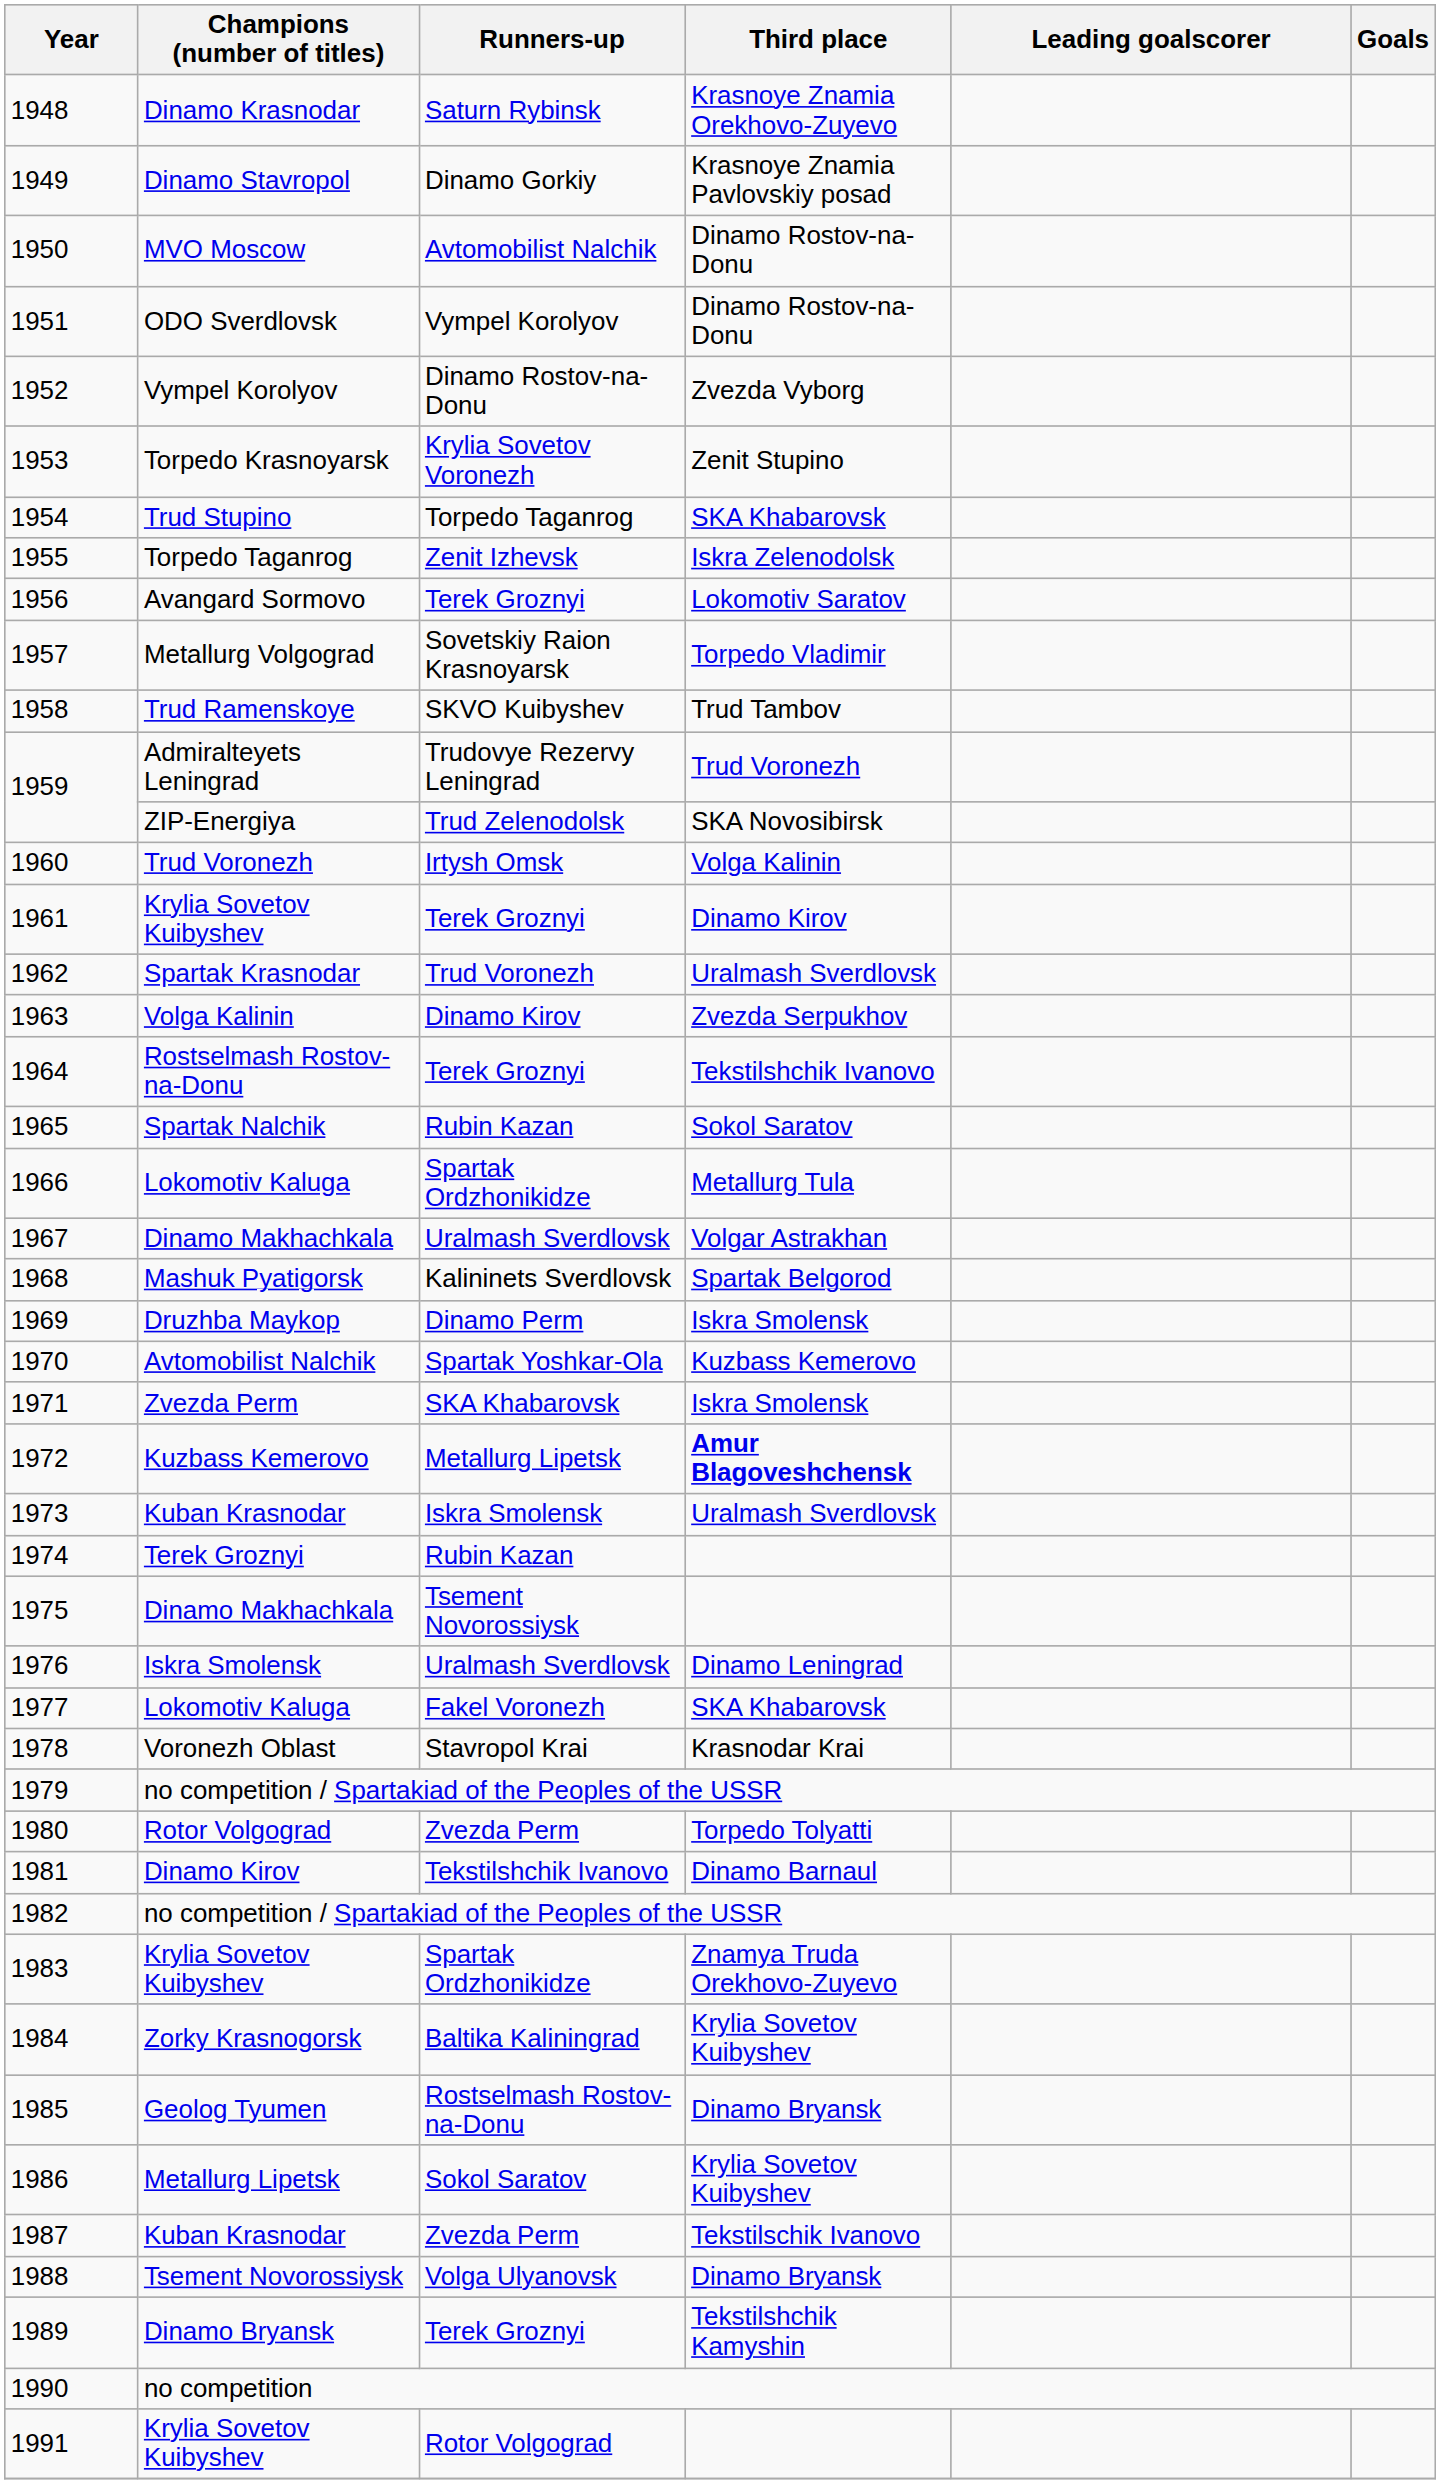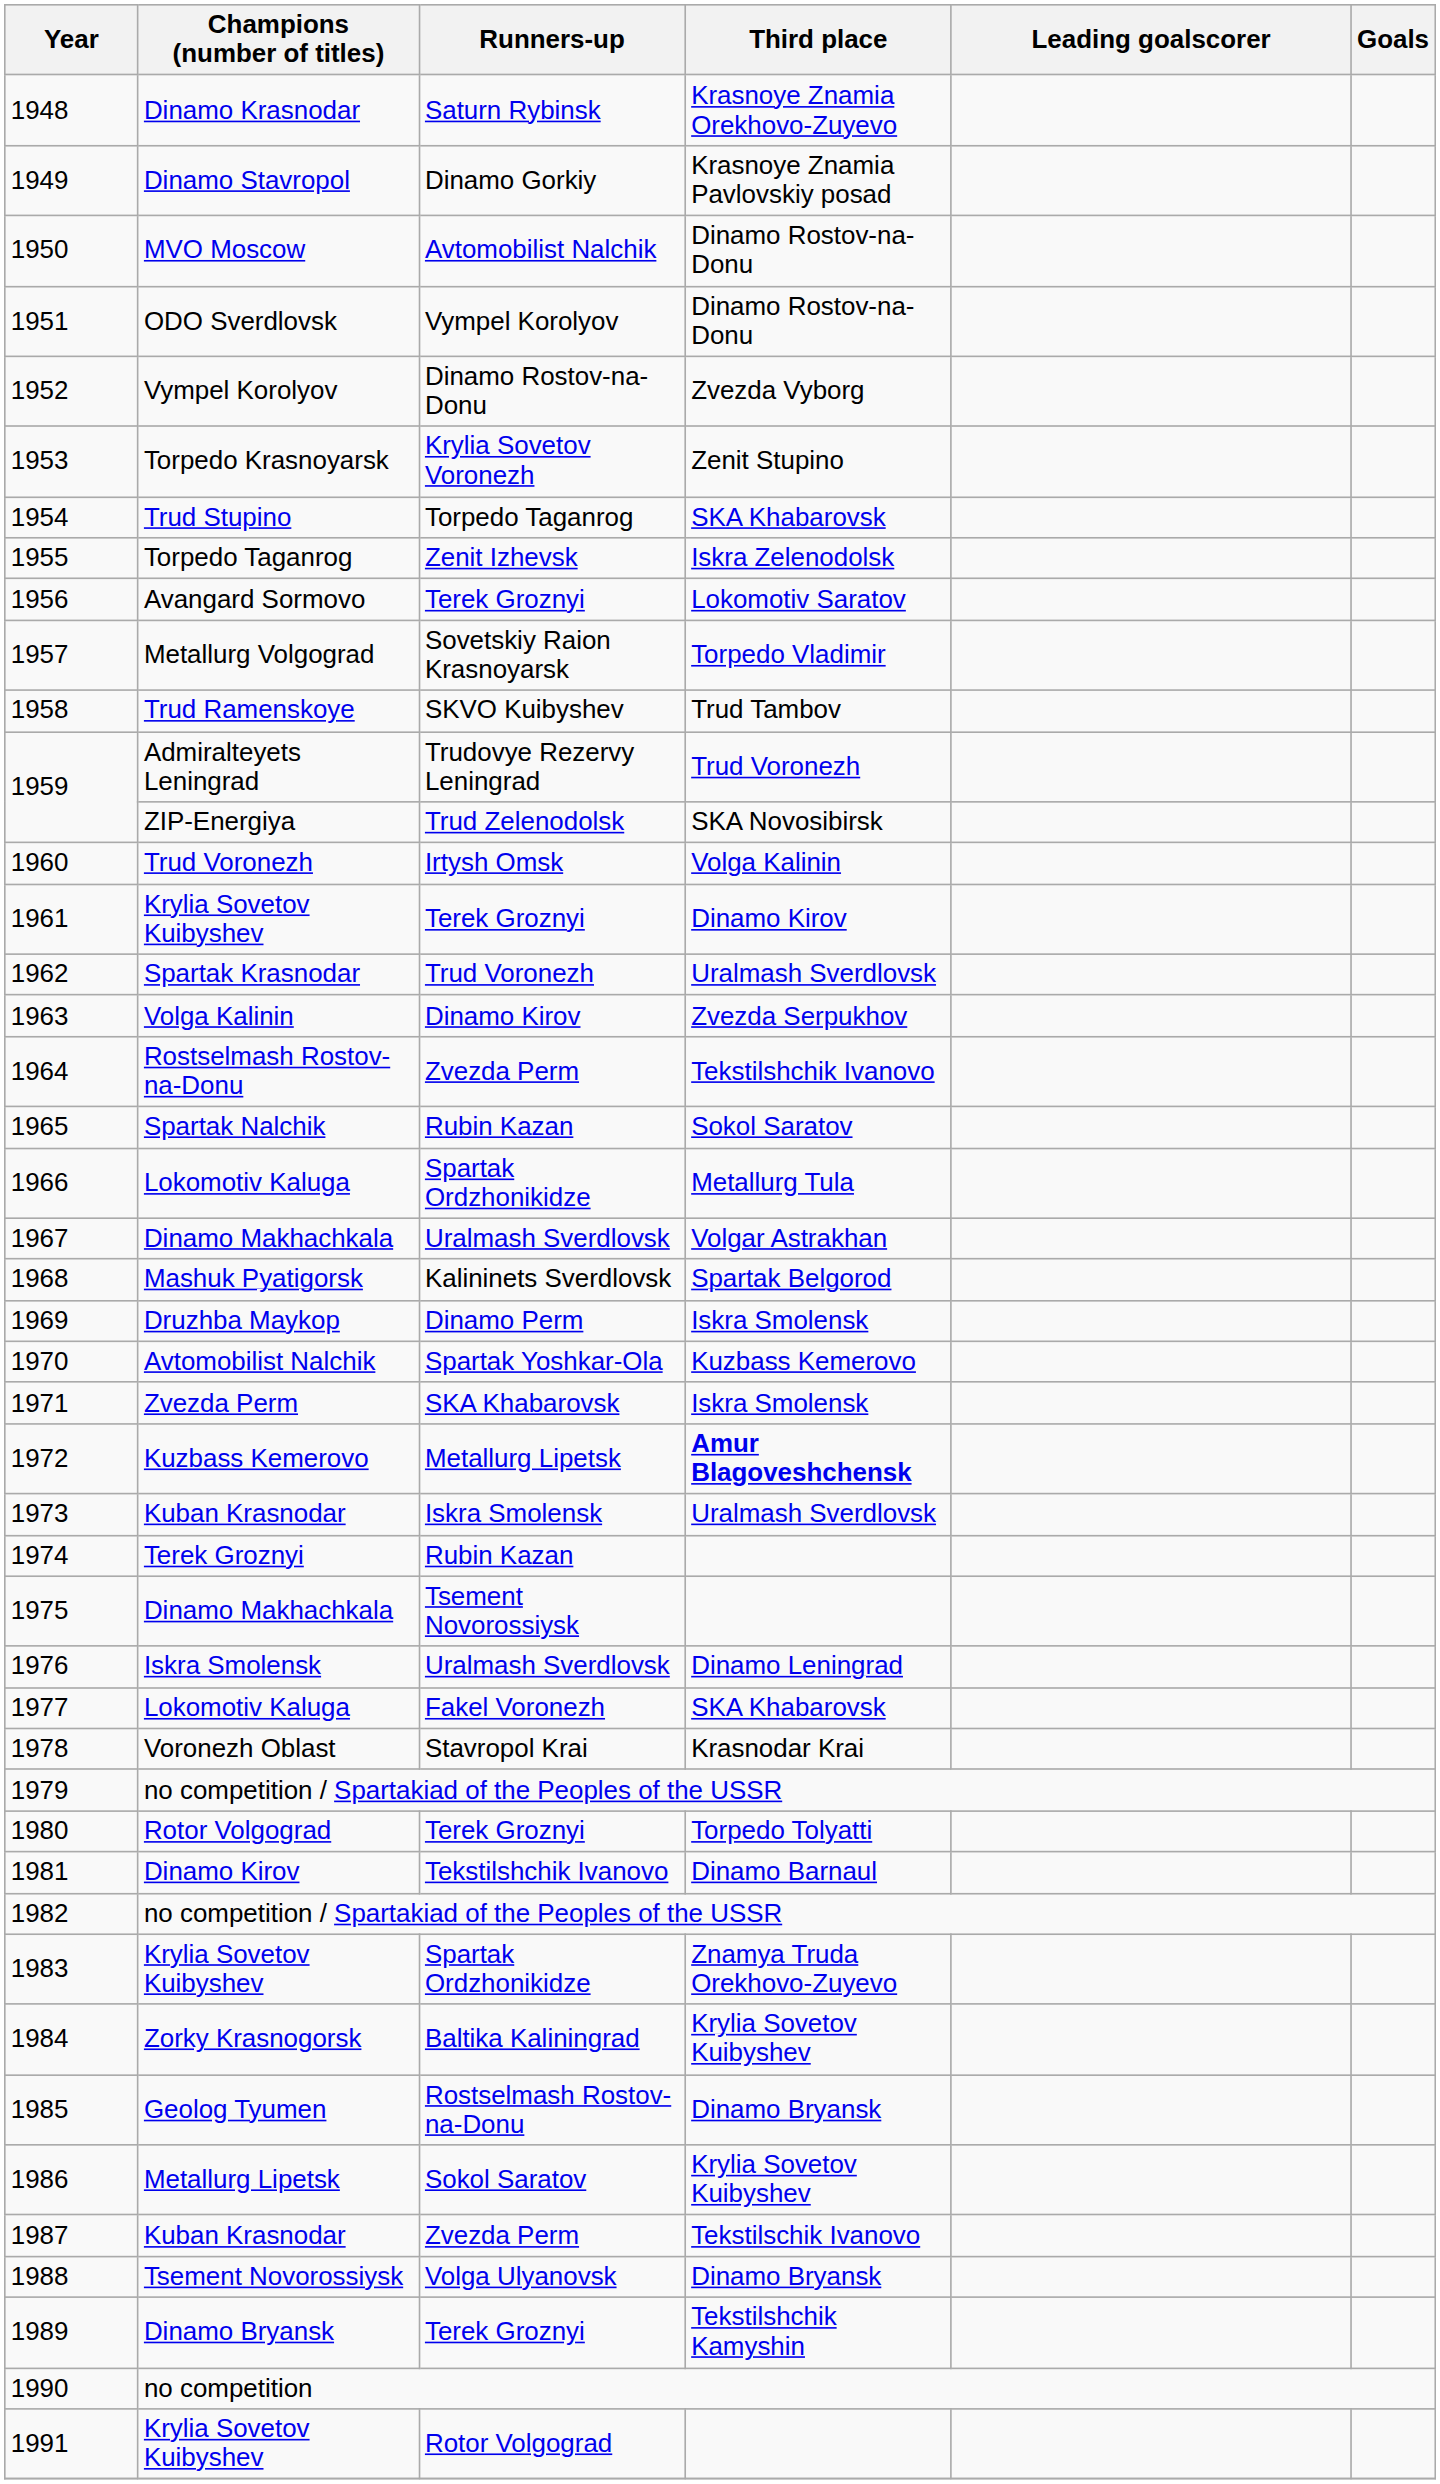(505, 1071) Terek Groznyi -> (502, 1071) Zvezda Perm
(502, 1830) Zvezda Perm -> (505, 1830) Terek Groznyi
